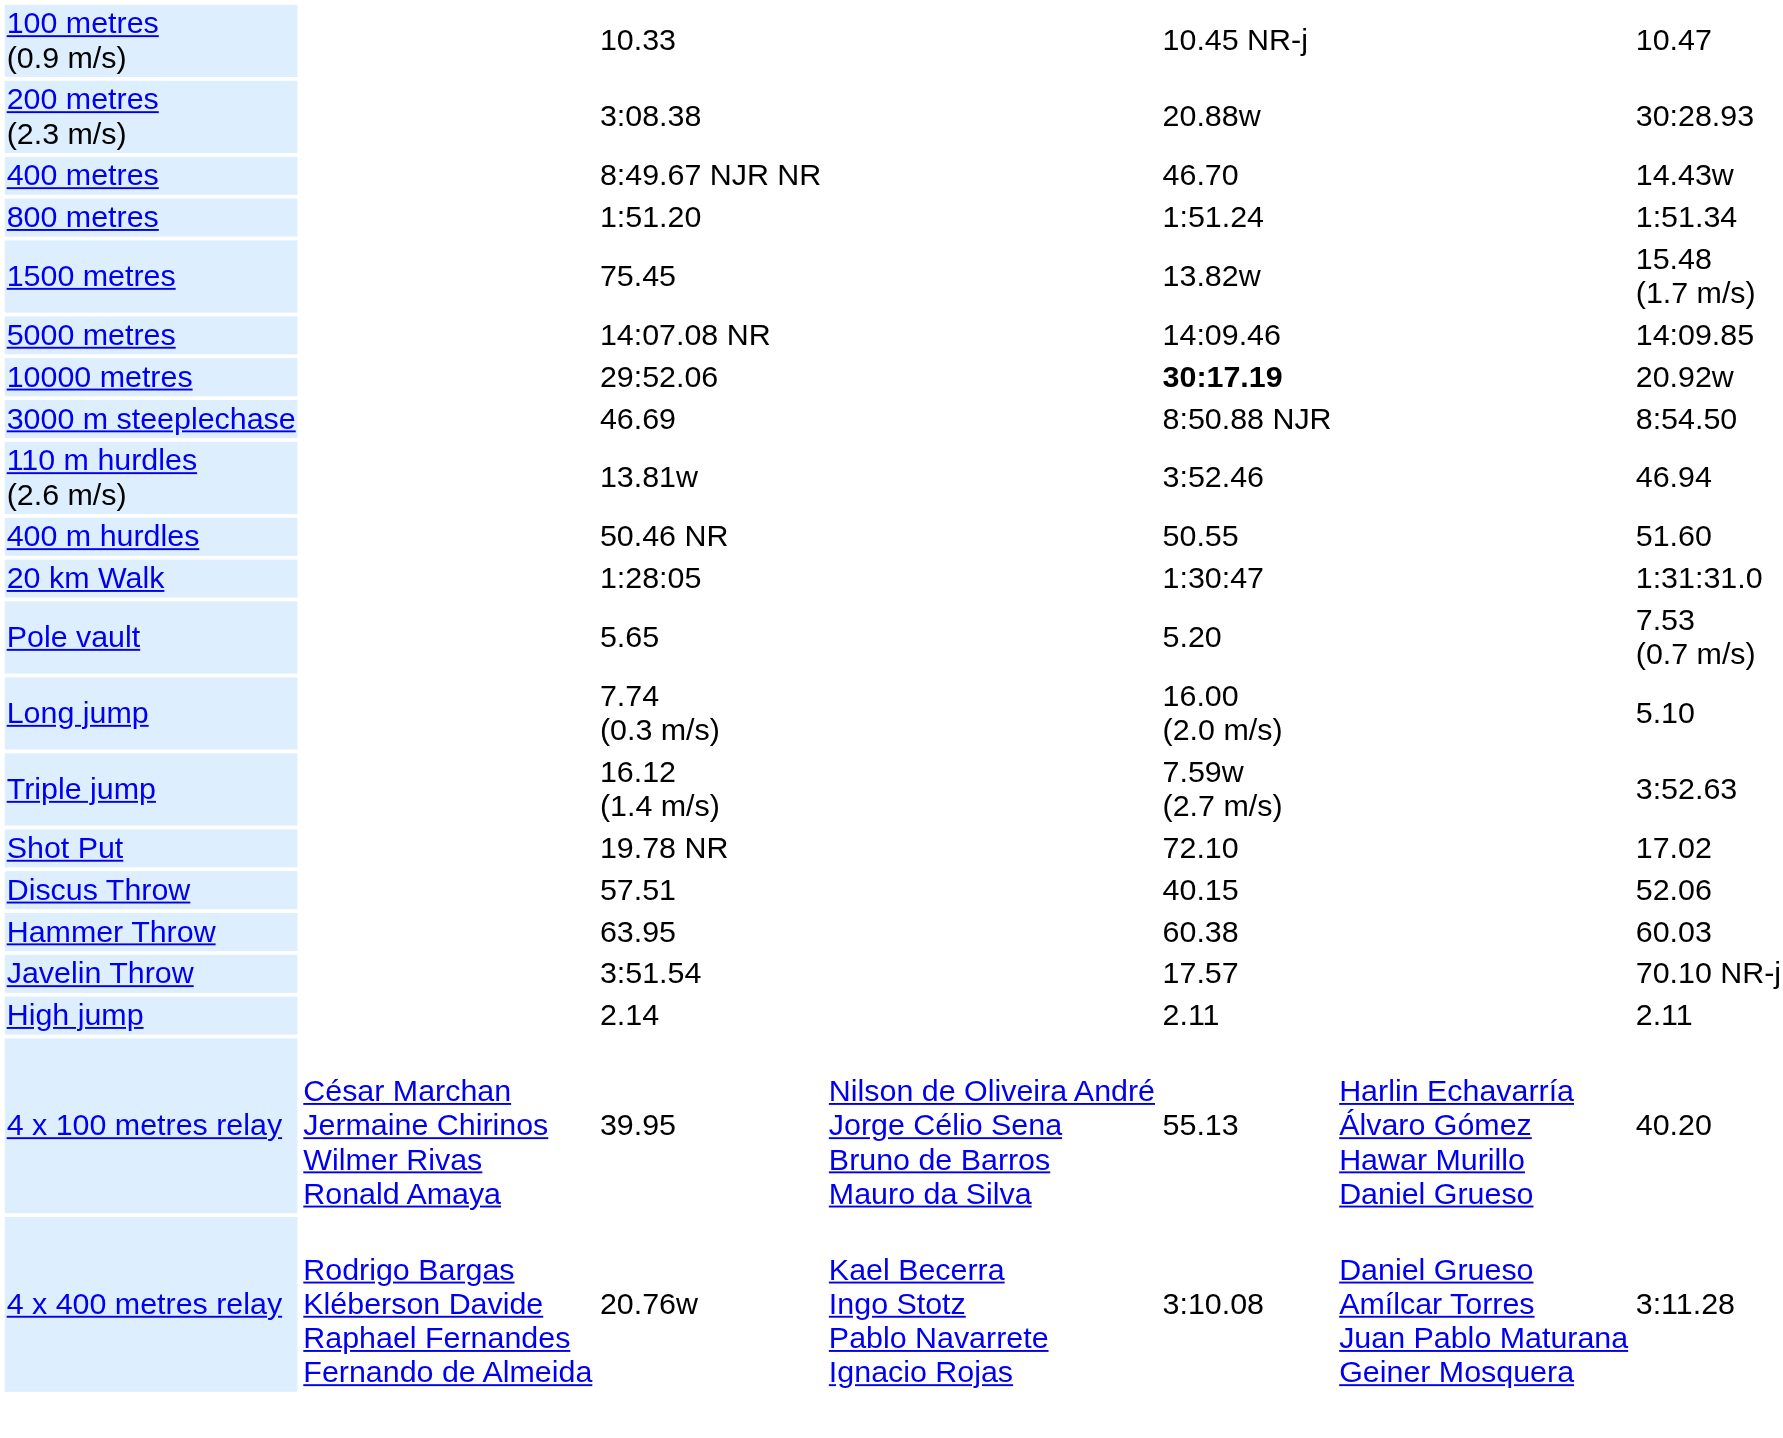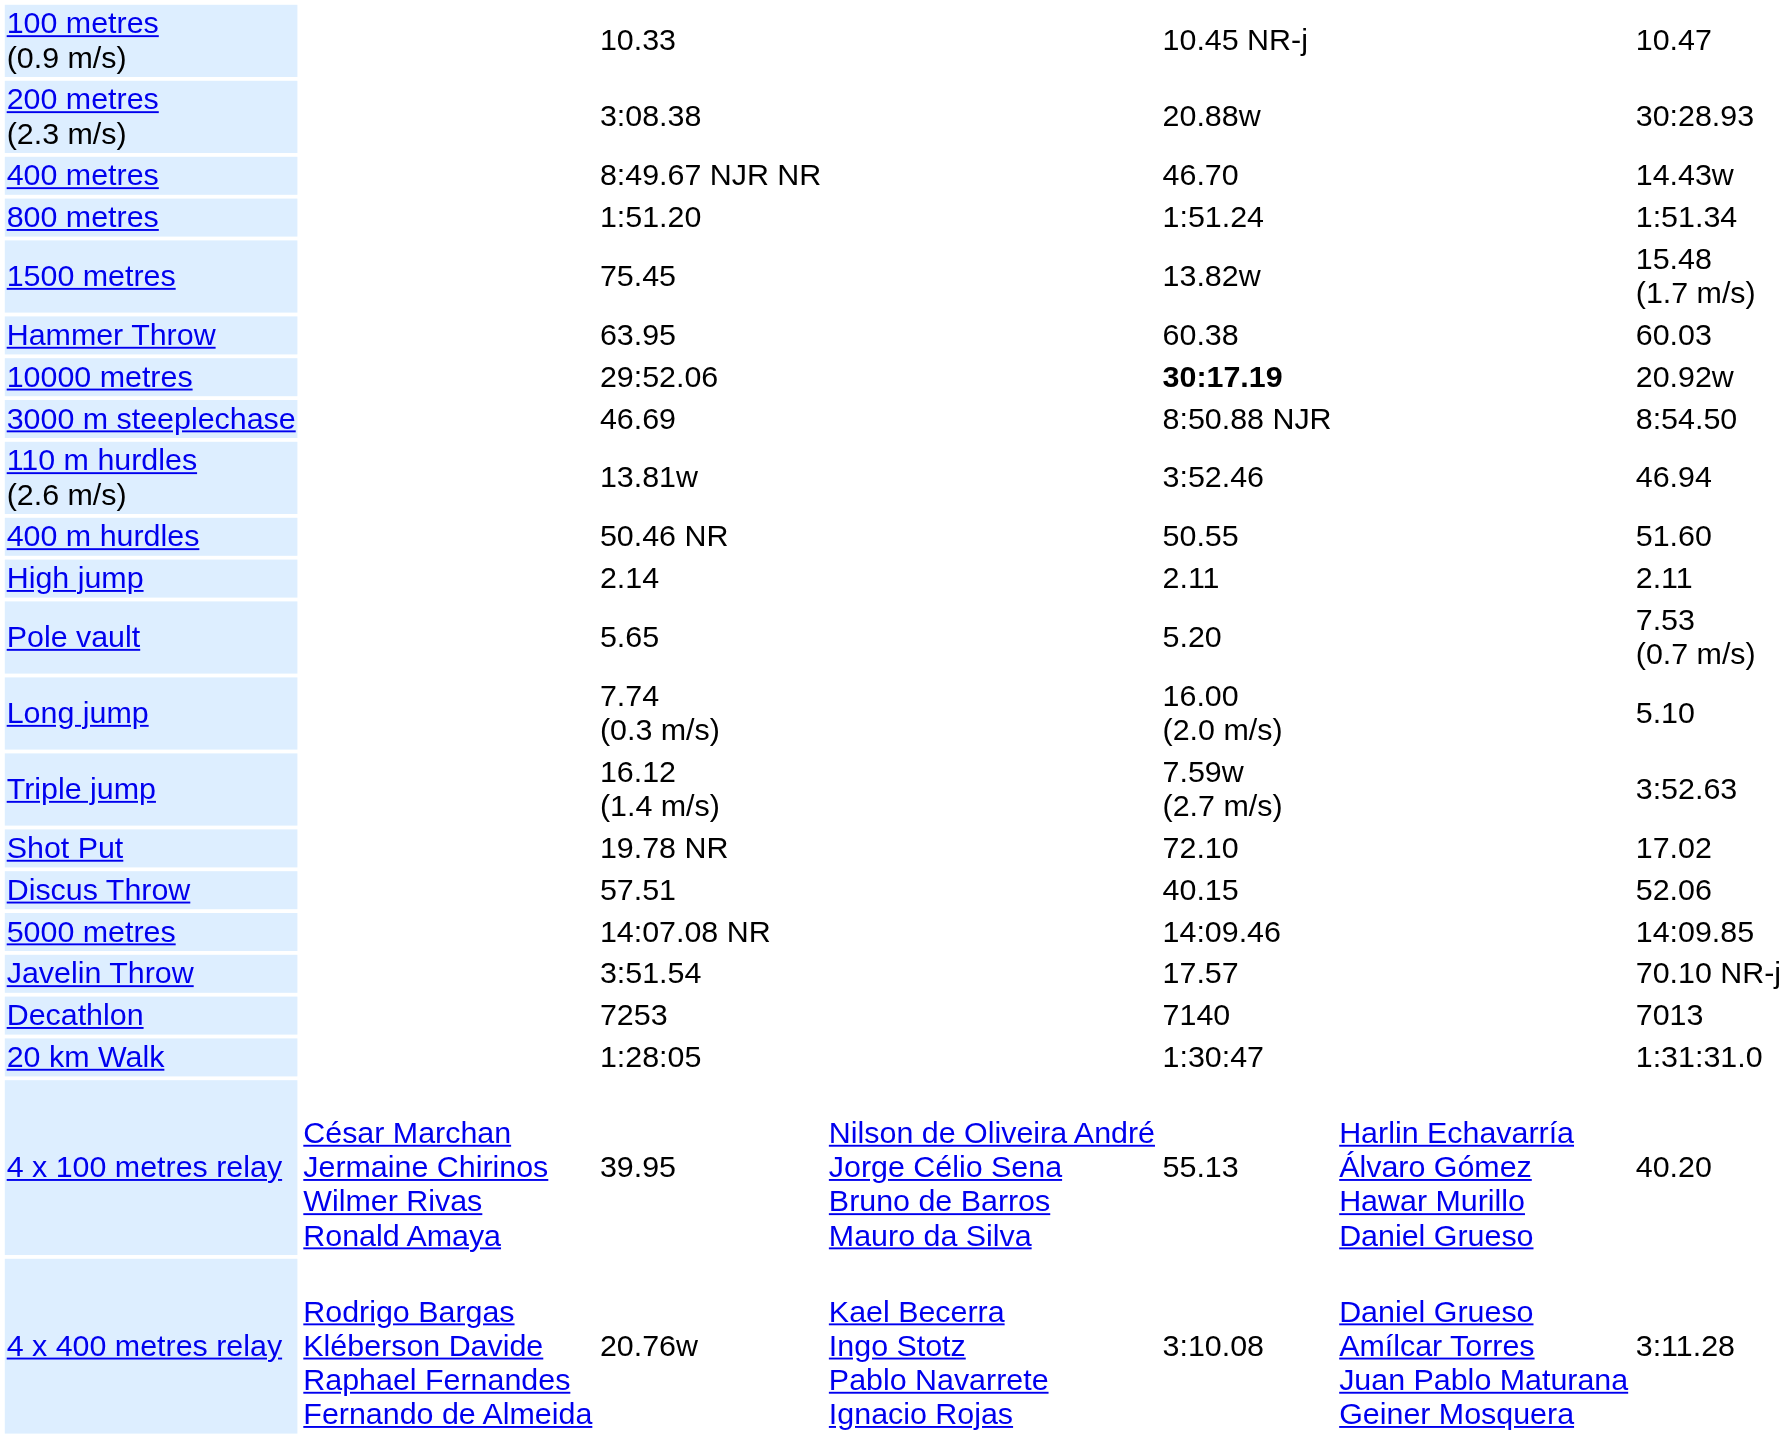rows swapped: (91, 334) <-> (111, 931)
rows swapped: (75, 1015) <-> (86, 578)
+ row: (75, 1015)
